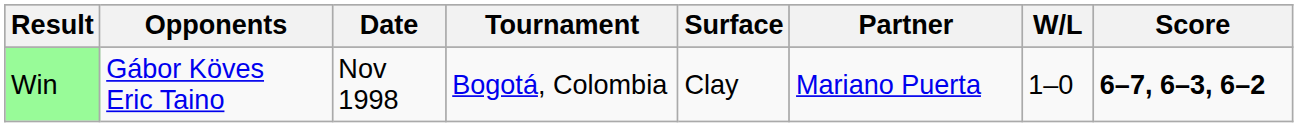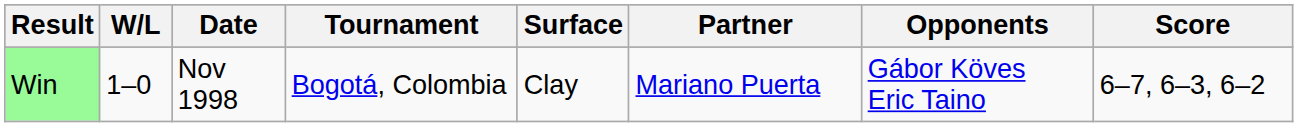columns swapped: (1058, 25) <-> (216, 25)
(1183, 84) bold -> (1183, 84) normal
